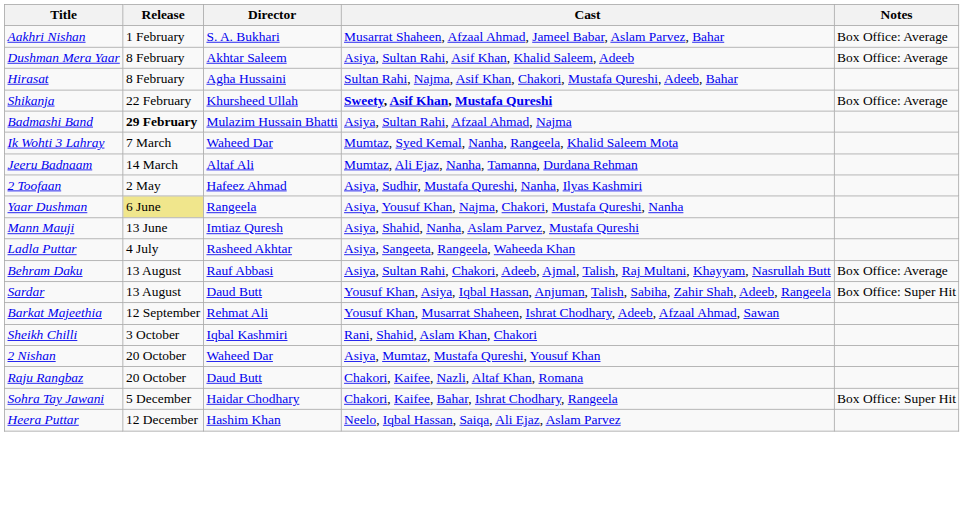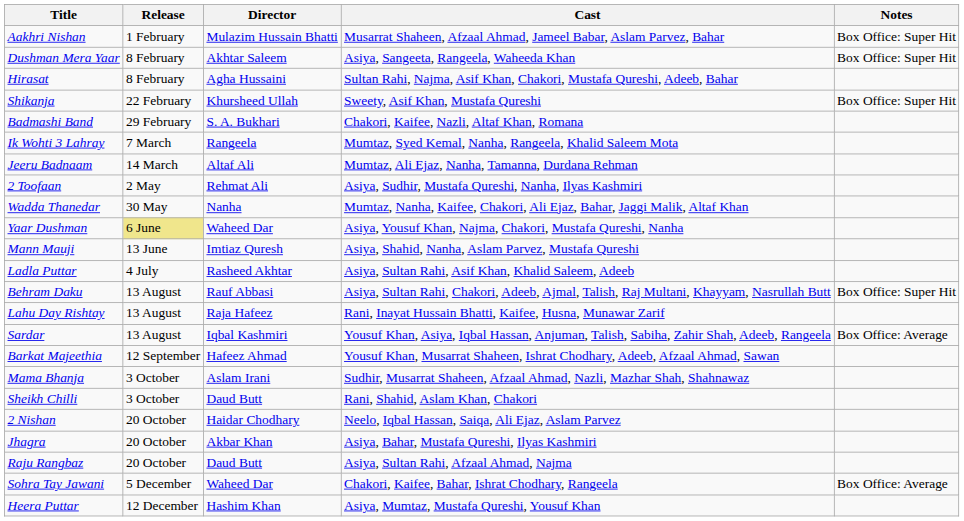(243, 36) S. A. Bukhari -> (272, 36) Mulazim Hussain Bhatti
(892, 36) Box Office: Average -> (897, 36) Box Office: Super Hit
(489, 57) Asiya, Sultan Rahi, Asif Khan, Khalid Saleem, Adeeb -> (460, 57) Asiya, Sangeeta, Rangeela, Waheeda Khan
(892, 57) Box Office: Average -> (897, 57) Box Office: Super Hit
(448, 100) bold -> (443, 100) normal
(892, 100) Box Office: Average -> (897, 100) Box Office: Super Hit
(162, 121) bold -> (159, 121) normal
(272, 121) Mulazim Hussain Bhatti -> (243, 121) S. A. Bukhari
(458, 121) Asiya, Sultan Rahi, Afzaal Ahmad, Najma -> (464, 121) Chakori, Kaifee, Nazli, Altaf Khan, Romana
(240, 143) Waheed Dar -> (231, 143) Rangeela
(247, 185) Hafeez Ahmad -> (237, 185) Rehmat Ali
+ row: (54, 206)
(231, 206) Rangeela -> (240, 228) Waheed Dar
(460, 249) Asiya, Sangeeta, Rangeela, Waheeda Khan -> (489, 270) Asiya, Sultan Rahi, Asif Khan, Khalid Saleem, Adeeb
(892, 270) Box Office: Average -> (897, 292) Box Office: Super Hit
+ row: (56, 313)
(234, 292) Daud Butt -> (247, 334) Iqbal Kashmiri
(897, 292) Box Office: Super Hit -> (892, 334) Box Office: Average
(237, 313) Rehmat Ali -> (247, 356) Hafeez Ahmad
+ row: (46, 377)
(247, 334) Iqbal Kashmiri -> (234, 398) Daud Butt
(240, 356) Waheed Dar -> (253, 420) Haidar Chodhary
(472, 356) Asiya, Mumtaz, Mustafa Qureshi, Yousuf Khan -> (482, 420) Neelo, Iqbal Hassan, Saiqa, Ali Ejaz, Aslam Parvez
+ row: (27, 441)
(464, 377) Chakori, Kaifee, Nazli, Altaf Khan, Romana -> (458, 462) Asiya, Sultan Rahi, Afzaal Ahmad, Najma
(253, 398) Haidar Chodhary -> (240, 484) Waheed Dar
(897, 398) Box Office: Super Hit -> (892, 484) Box Office: Average
(482, 420) Neelo, Iqbal Hassan, Saiqa, Ali Ejaz, Aslam Parvez -> (472, 505) Asiya, Mumtaz, Mustafa Qureshi, Yousuf Khan
